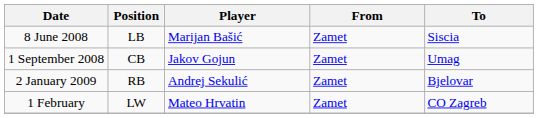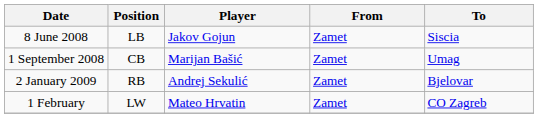(205, 37) Marijan Bašić -> (202, 37) Jakov Gojun
(202, 59) Jakov Gojun -> (205, 59) Marijan Bašić
